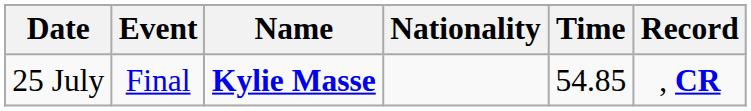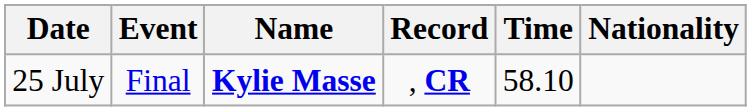columns swapped: (466, 29) <-> (690, 29)
(591, 79) 54.85 -> (538, 79) 58.10
